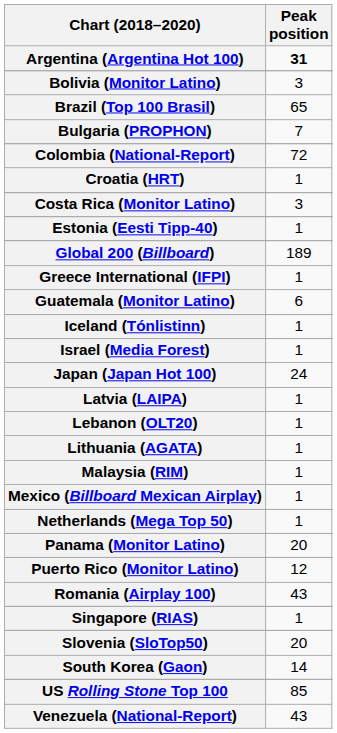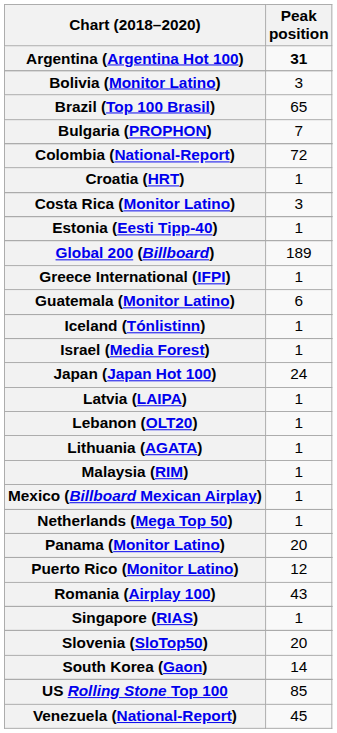(299, 716) 43 -> (299, 716) 45
